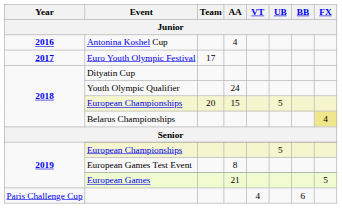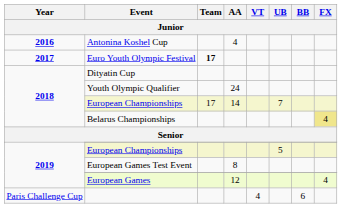(211, 58) normal -> (211, 58) bold
(211, 104) 20 -> (211, 104) 17
(235, 104) 15 -> (235, 104) 14
(280, 104) 5 -> (280, 104) 7
(235, 180) 21 -> (235, 180) 12
(326, 180) 5 -> (326, 180) 4
